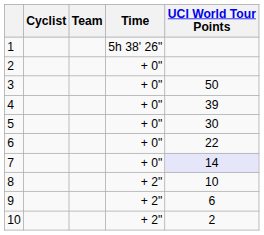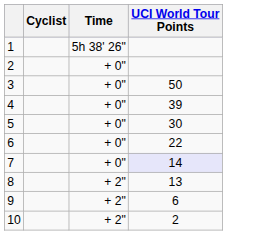- column: (87, 20)
(212, 182) 10 -> (175, 182) 13
